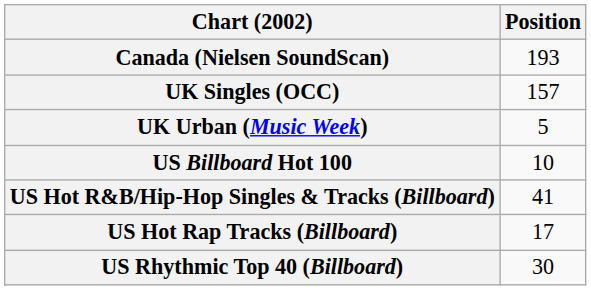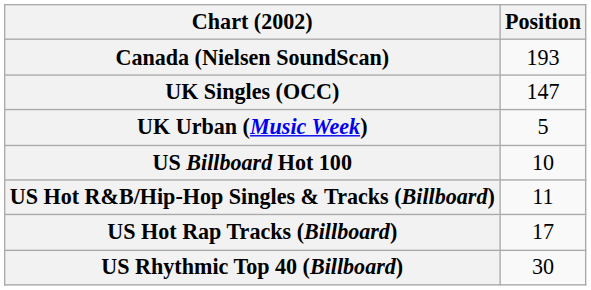(543, 92) 157 -> (543, 92) 147
(543, 197) 41 -> (543, 197) 11
